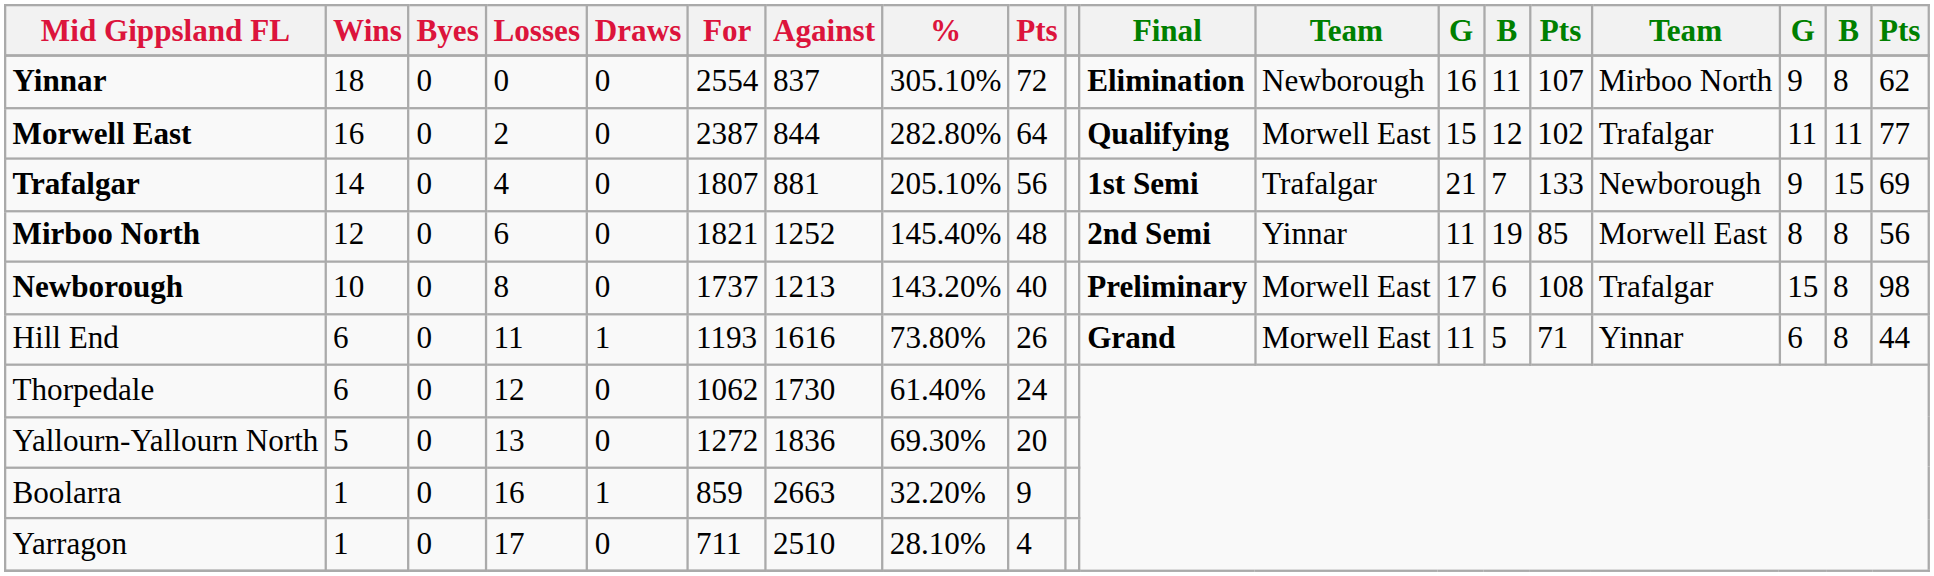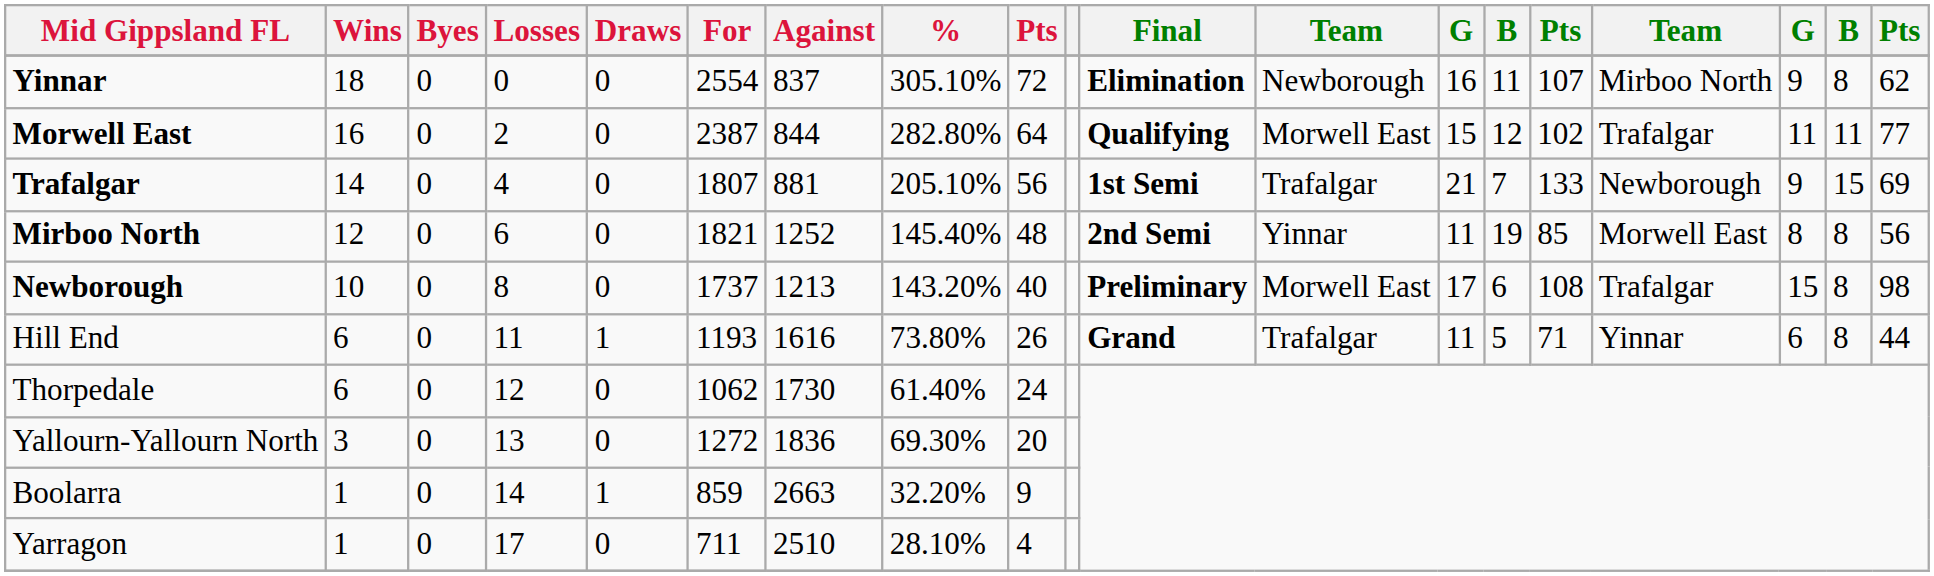(1346, 338) Morwell East -> (1319, 338) Trafalgar
(341, 440) 5 -> (341, 440) 3
(509, 492) 16 -> (509, 492) 14
